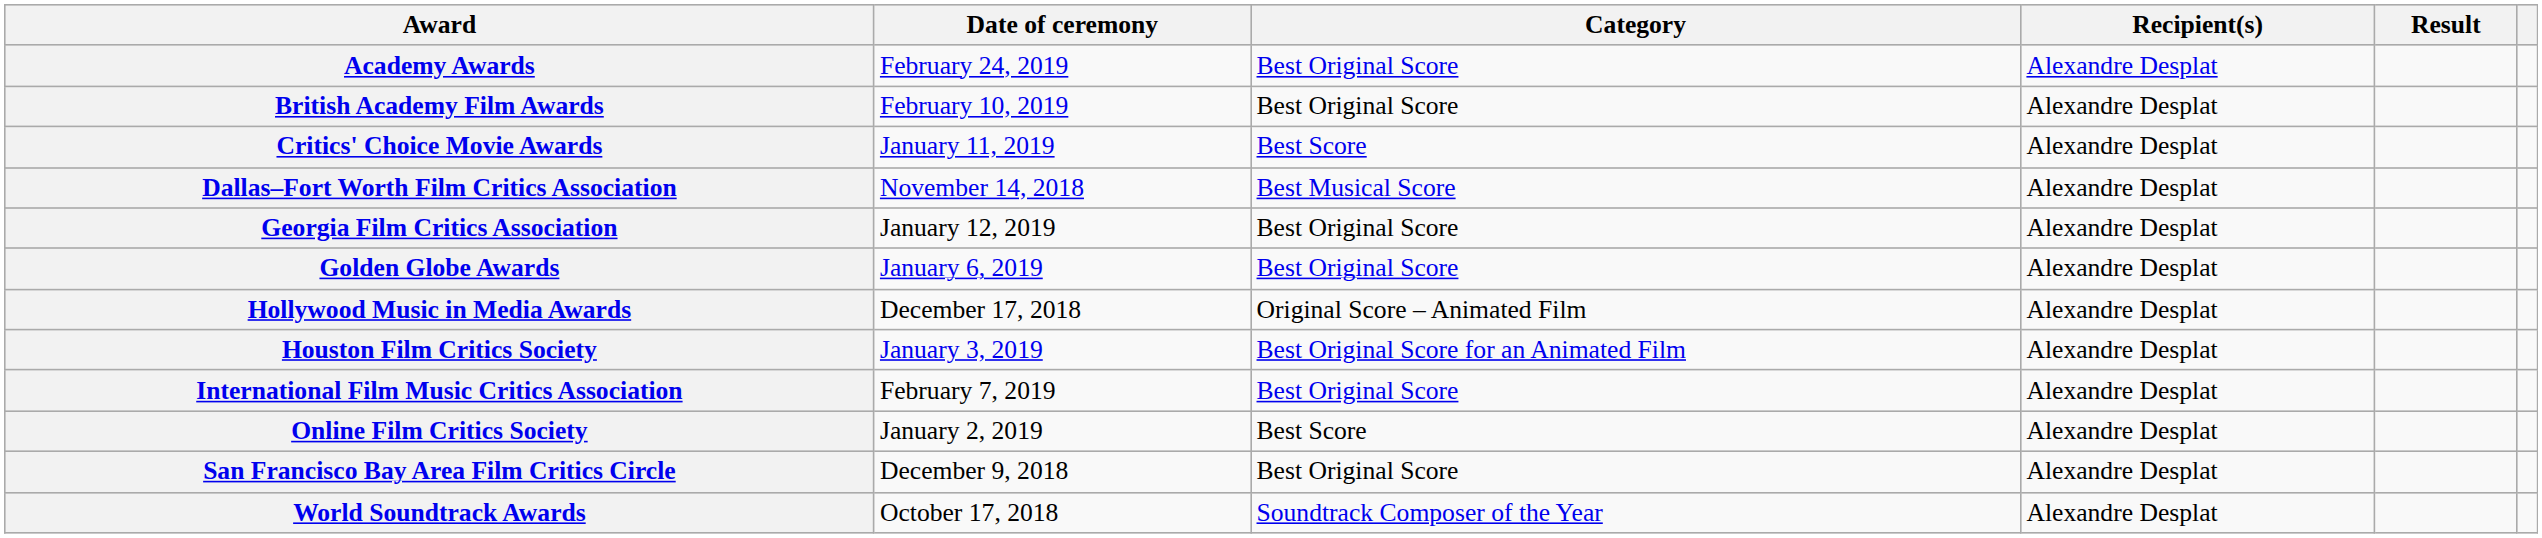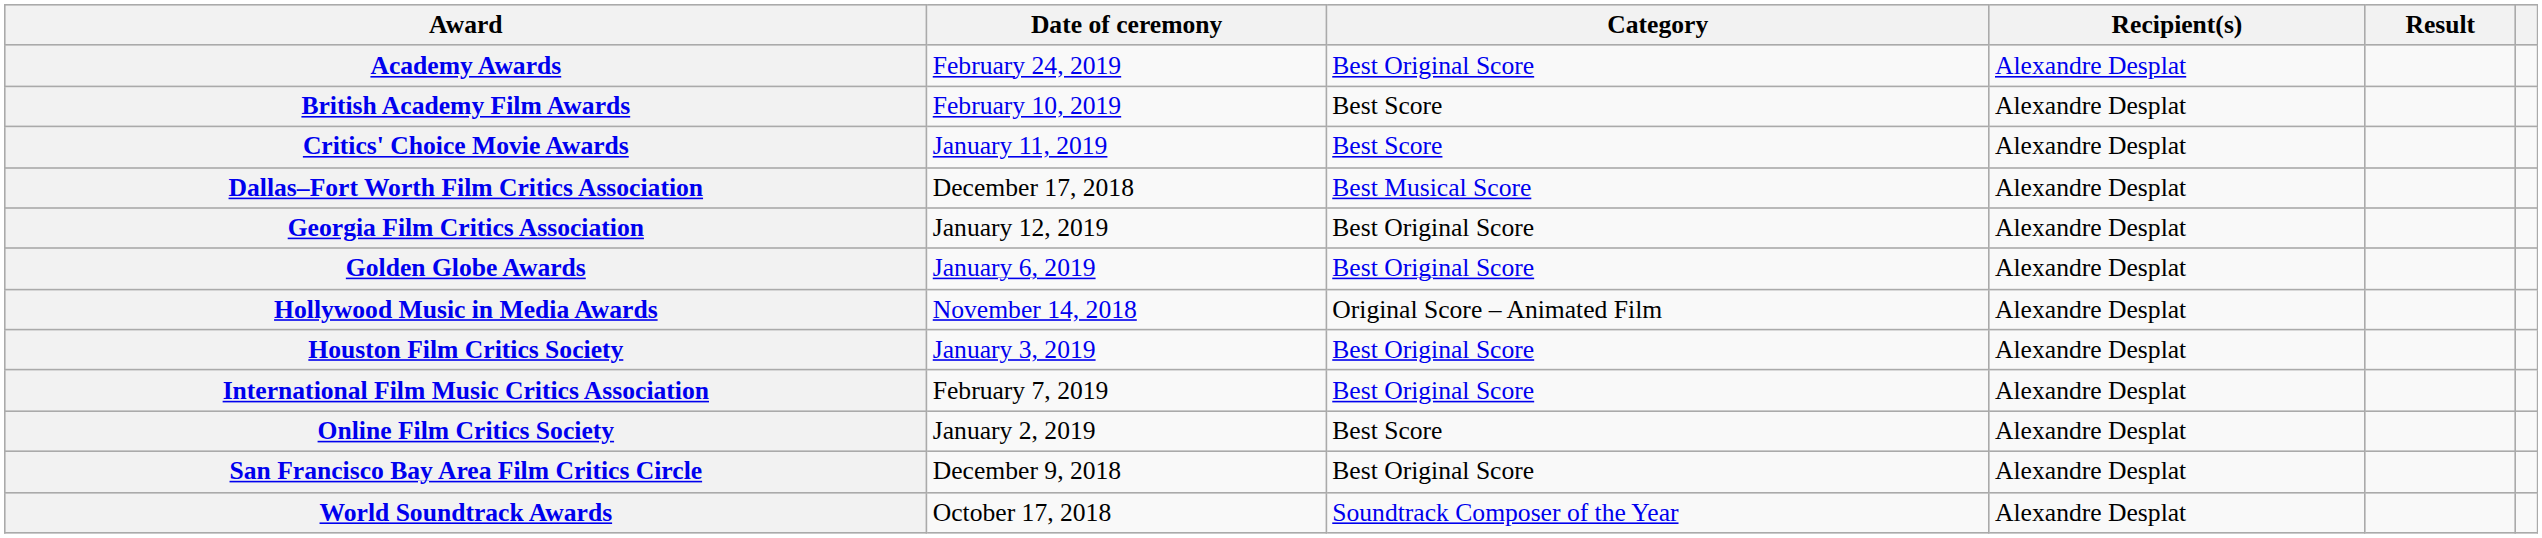(1357, 106) Best Original Score -> (1387, 106) Best Score
(982, 187) November 14, 2018 -> (1033, 187) December 17, 2018
(981, 308) December 17, 2018 -> (1035, 308) November 14, 2018
(1471, 349) Best Original Score for an Animated Film -> (1433, 349) Best Original Score
